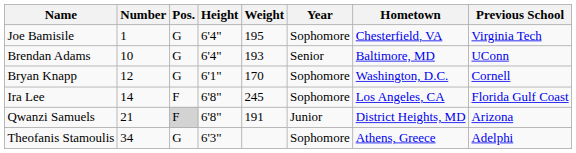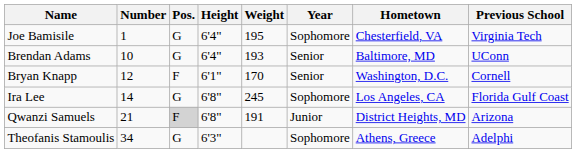(177, 76) G -> (176, 76) F
(320, 76) Sophomore -> (307, 76) Senior
(176, 96) F -> (177, 96) G
